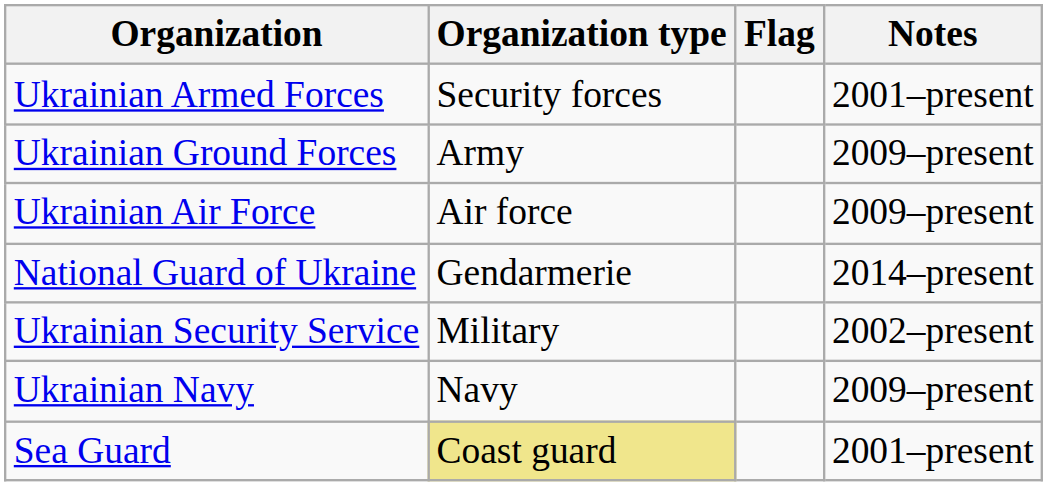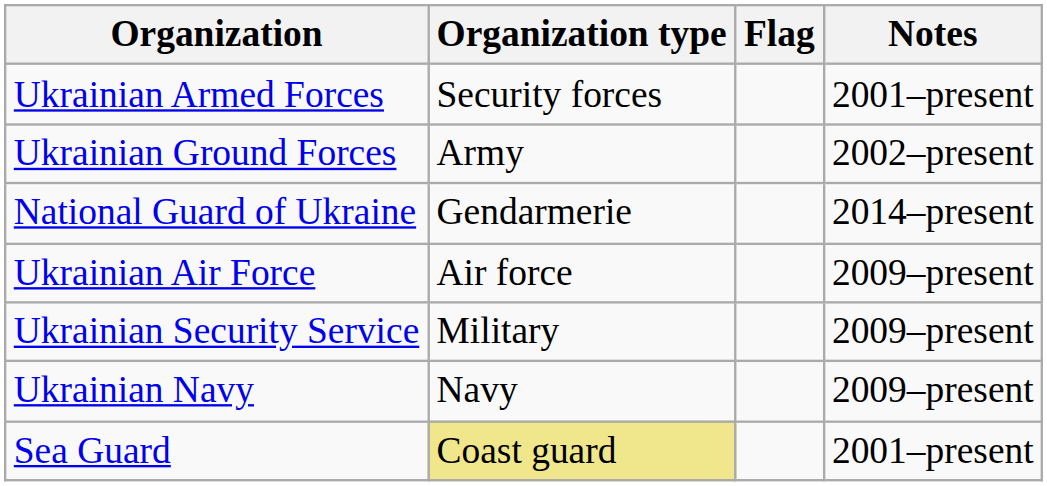(933, 152) 2009–present -> (933, 152) 2002–present
rows swapped: (165, 212) <-> (215, 271)
(933, 331) 2002–present -> (933, 331) 2009–present
